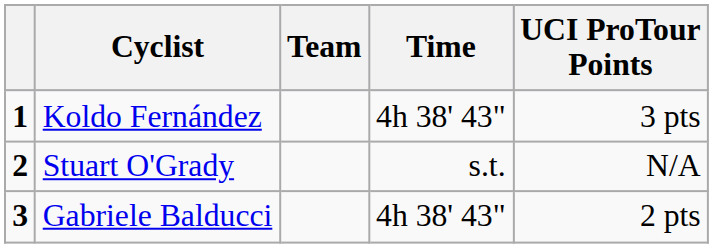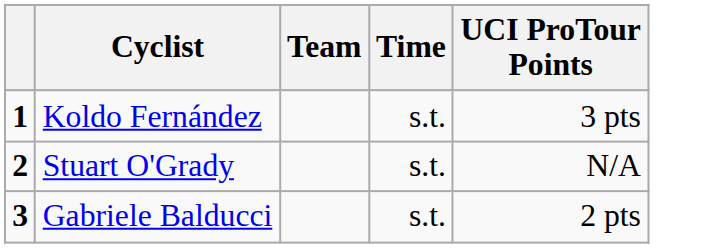(441, 115) 4h 38' 43" -> (427, 115) s.t.
(441, 215) 4h 38' 43" -> (427, 215) s.t.
